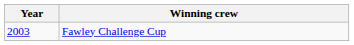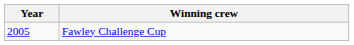(18, 31) 2003 -> (18, 31) 2005
